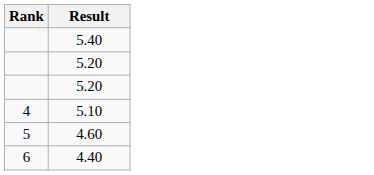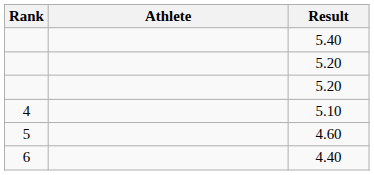+ column: (168, 16)
